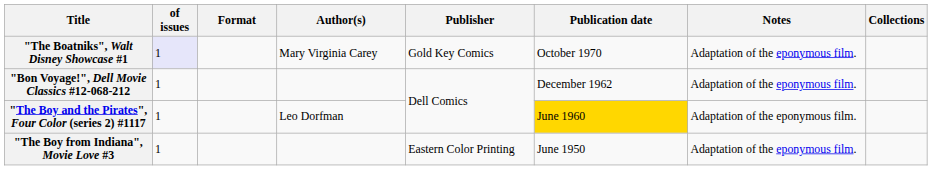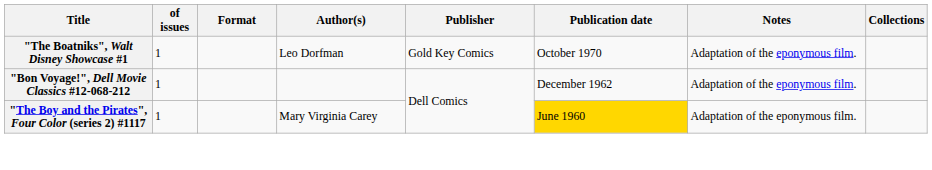(158, 52) lavender background -> (158, 52) no background
(328, 52) Mary Virginia Carey -> (311, 52) Leo Dorfman
(311, 116) Leo Dorfman -> (328, 116) Mary Virginia Carey
- row: (78, 148)
